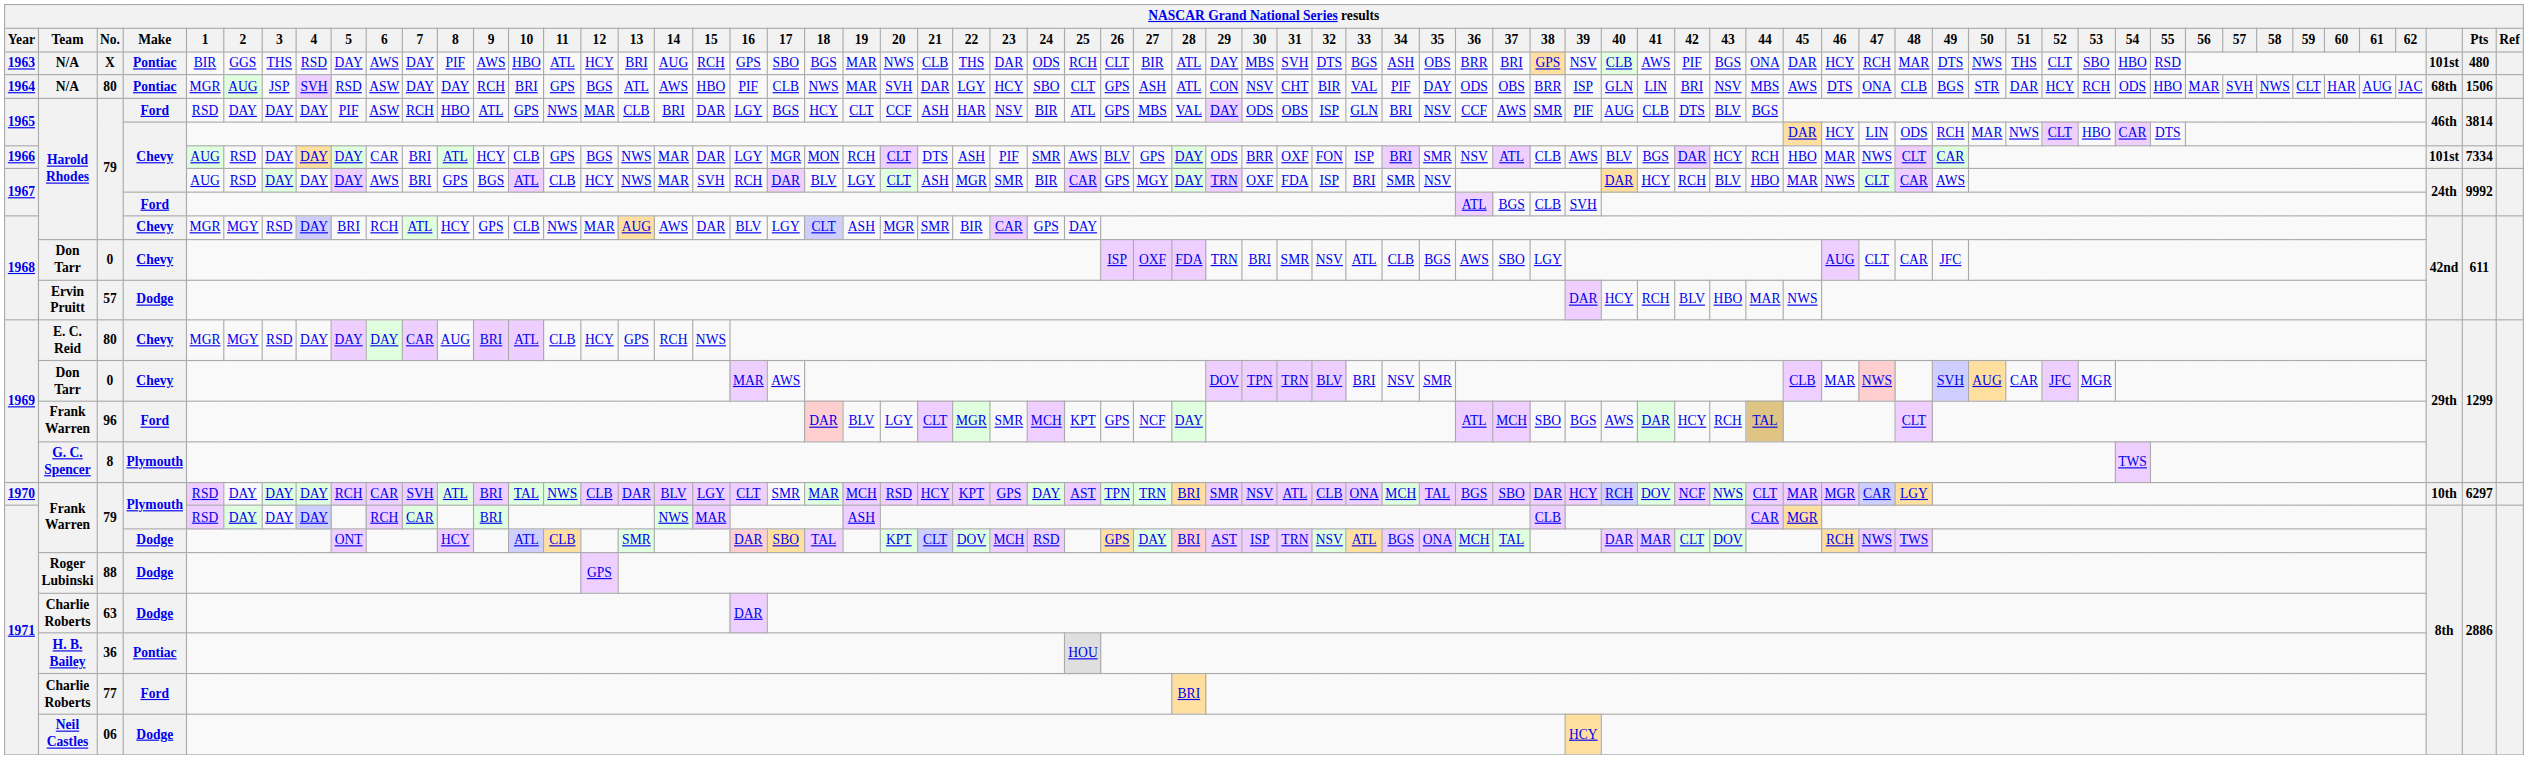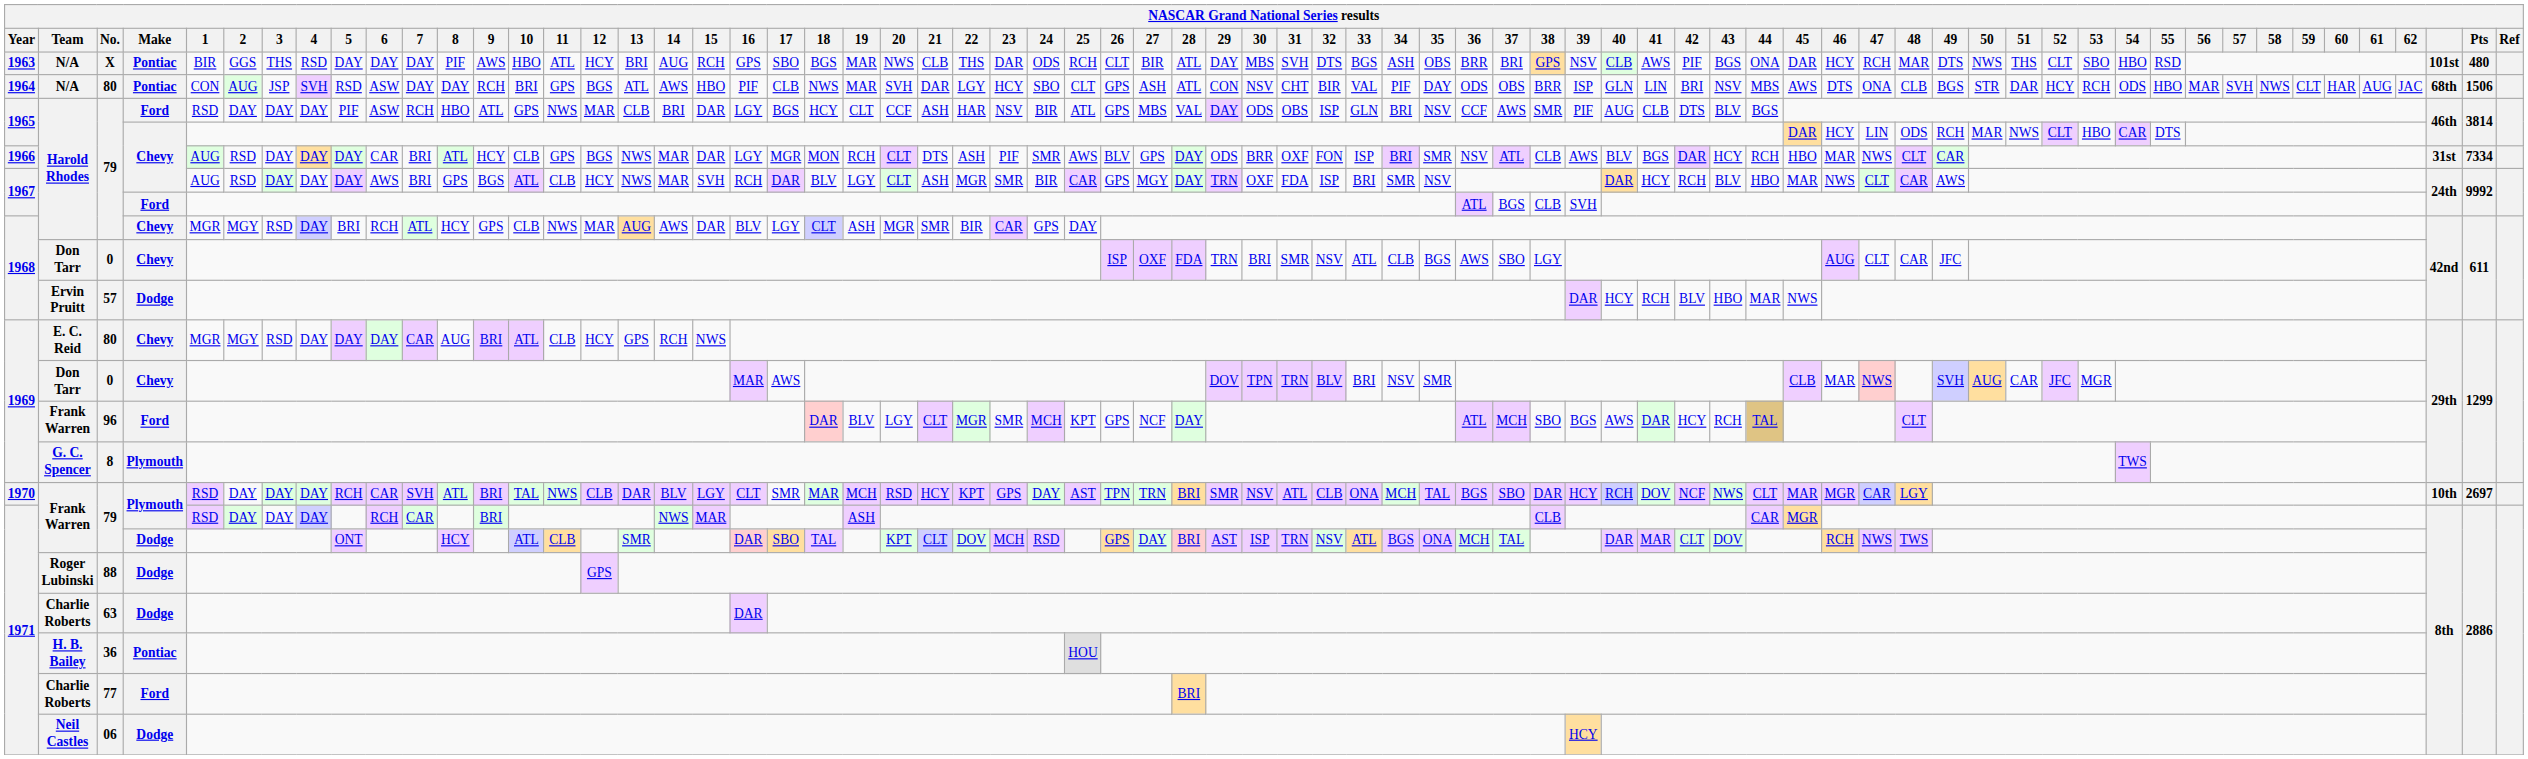(384, 63) AWS -> (384, 63) DAY
(205, 86) MGR -> (205, 86) CON
(2444, 157) 101st -> (2444, 157) 31st
(2479, 493) 6297 -> (2479, 493) 2697
